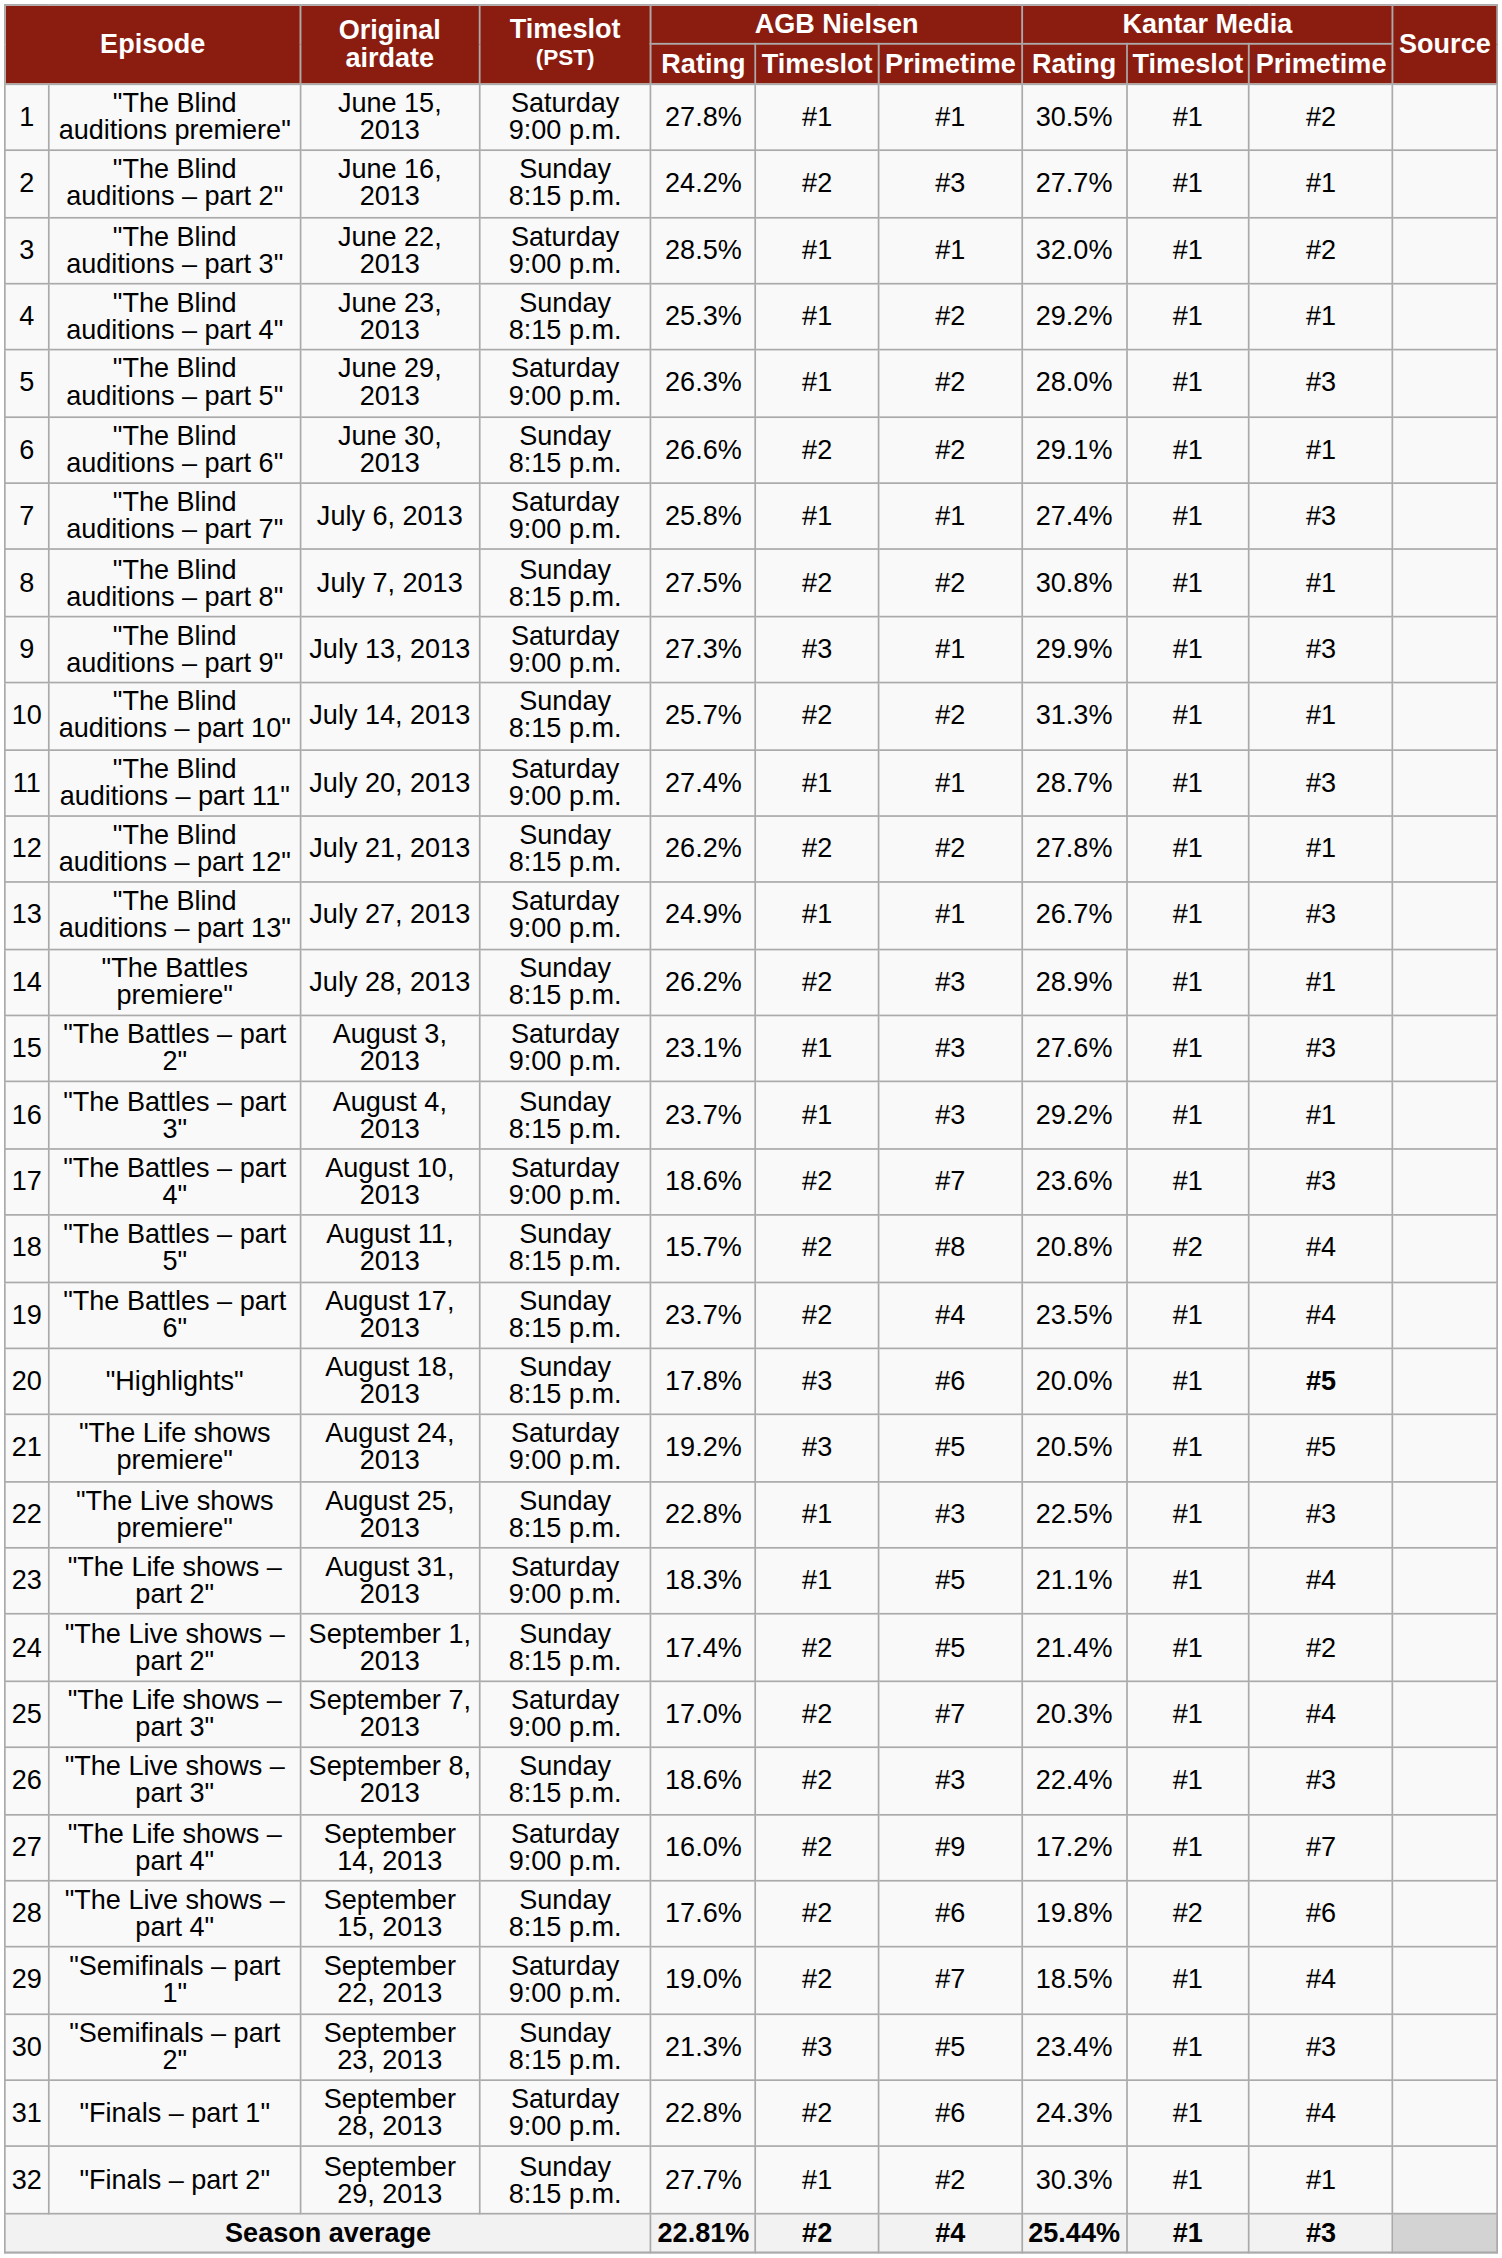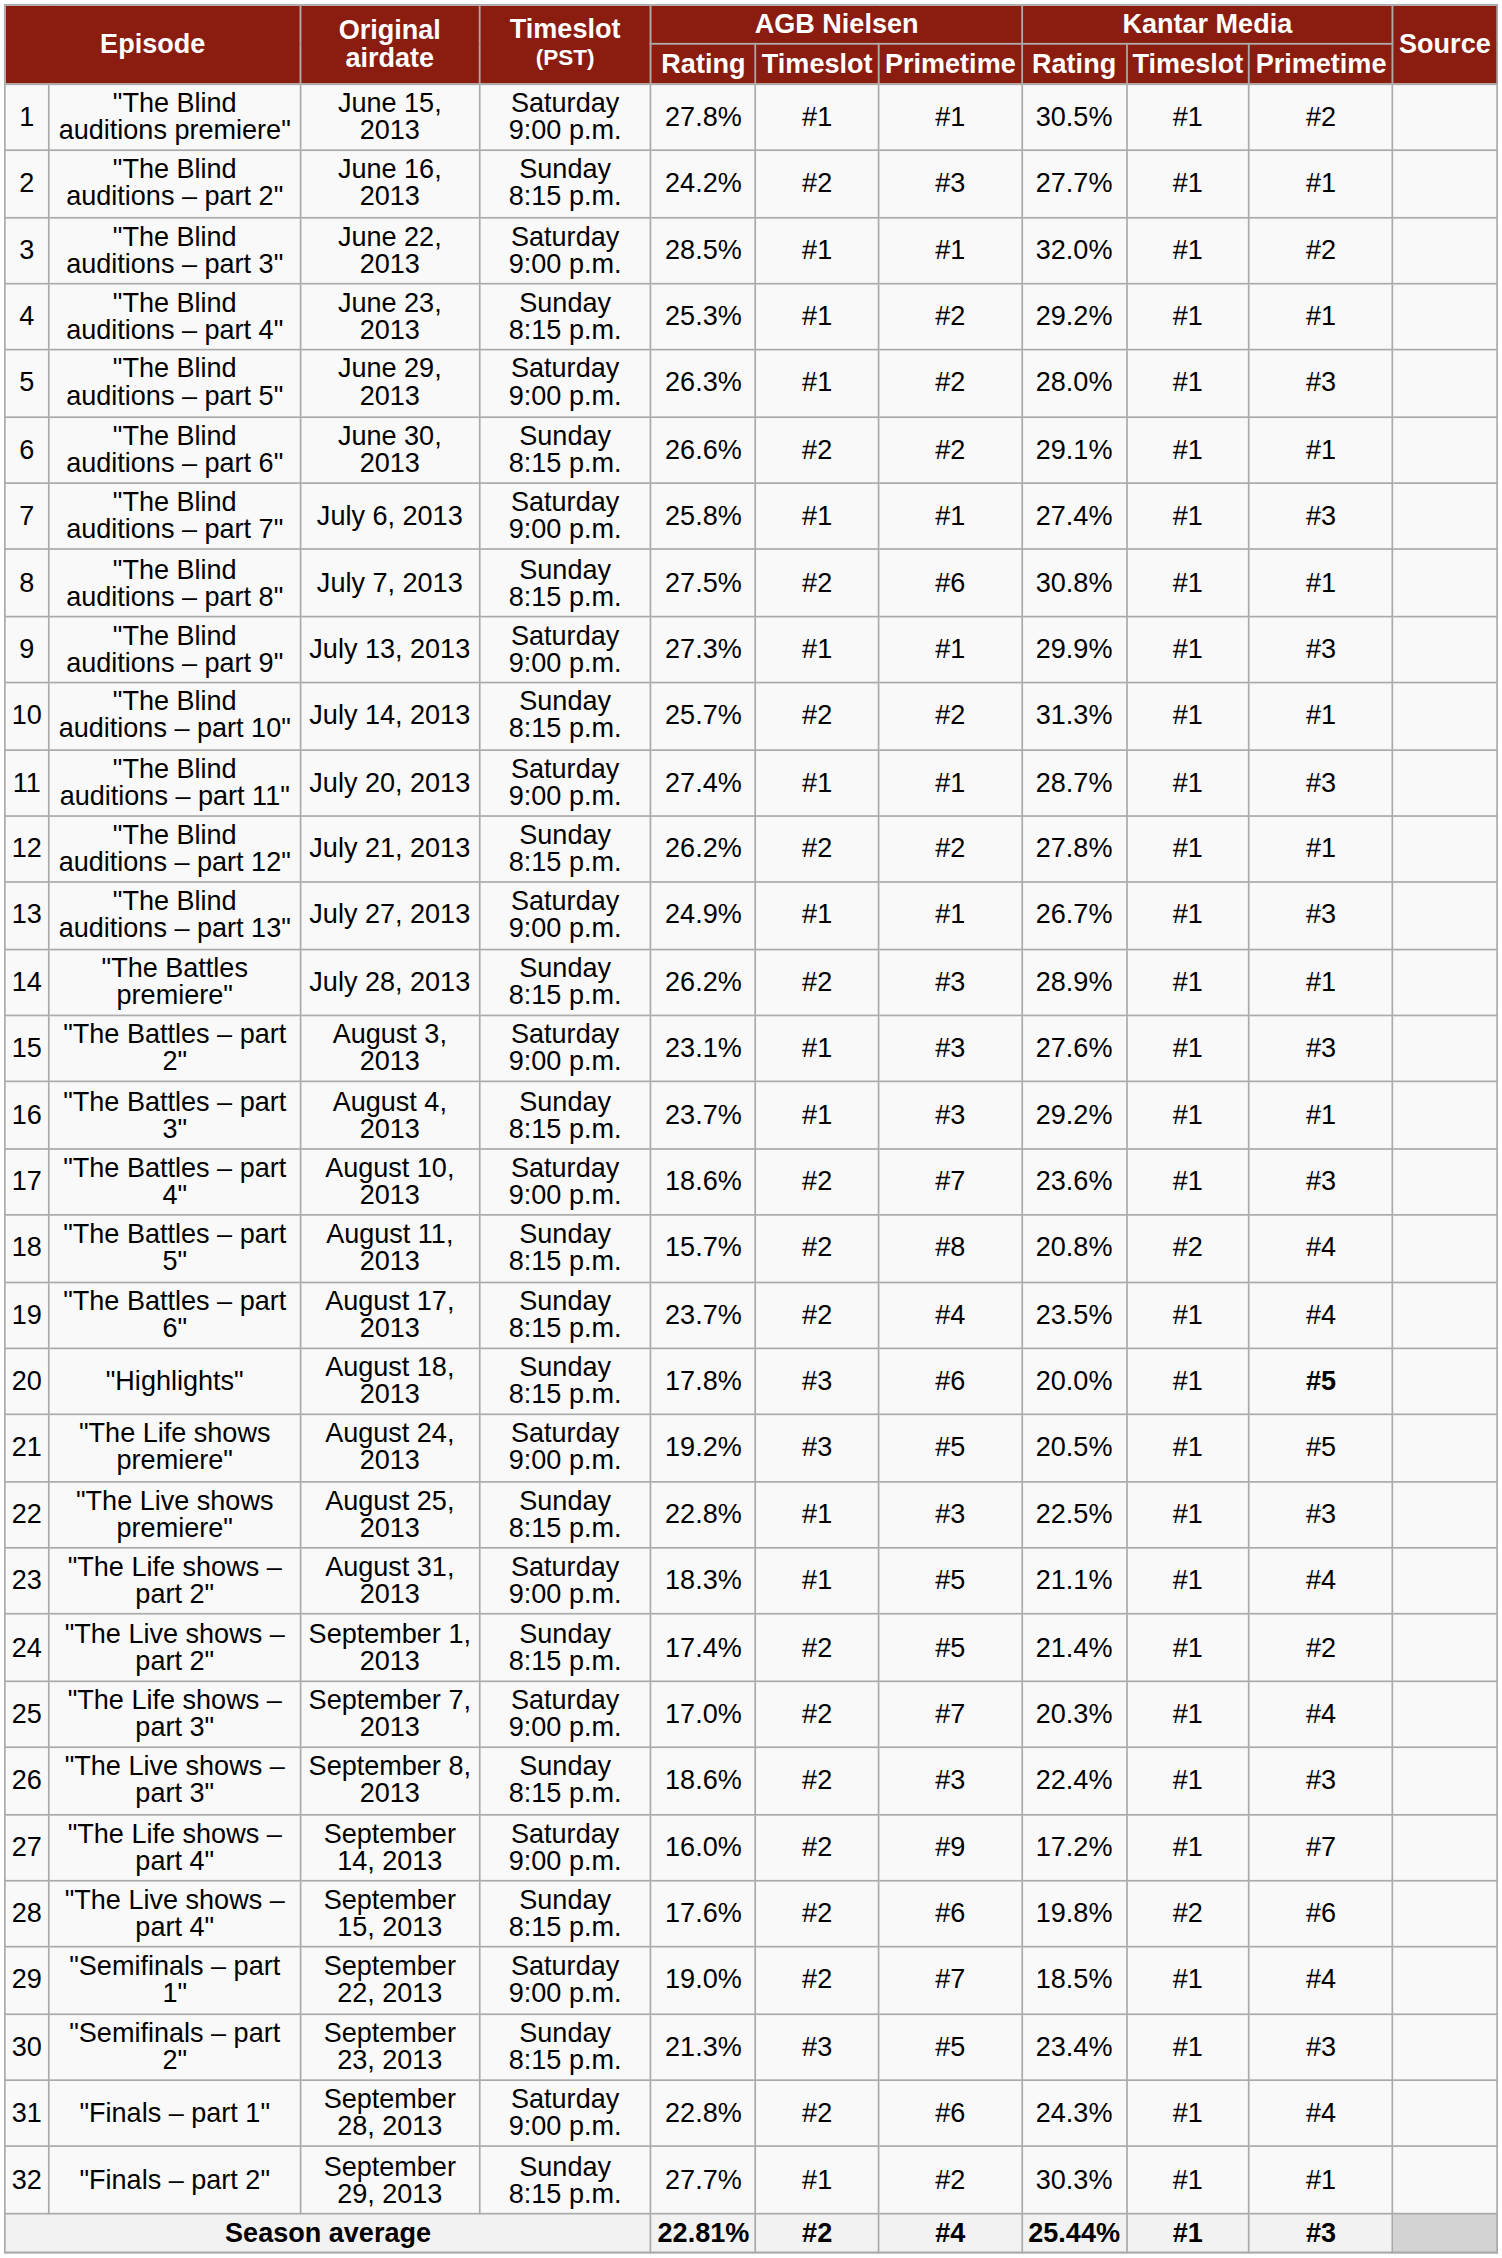(950, 582) #2 -> (950, 582) #6
(817, 649) #3 -> (817, 649) #1
